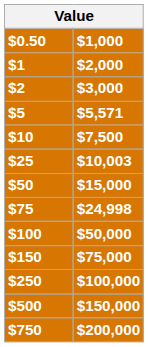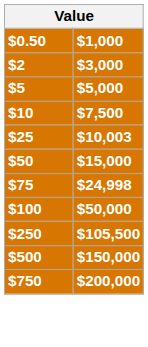- row: (16, 64)
(100, 112) $5,571 -> (100, 88) $5,000
- row: (25, 257)
(108, 281) $100,000 -> (108, 233) $105,500
